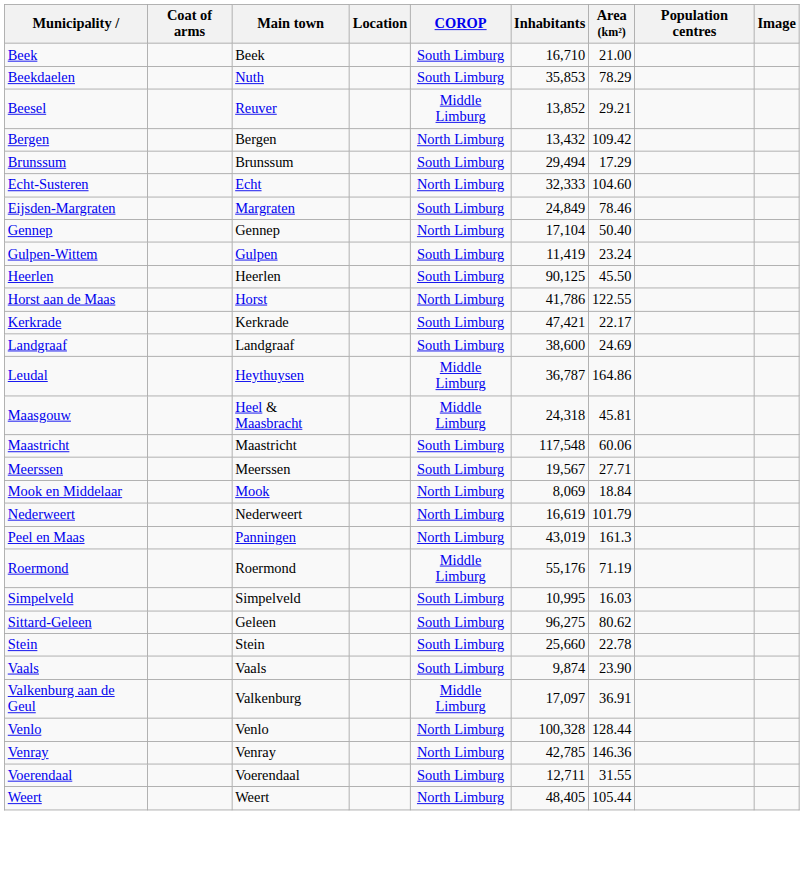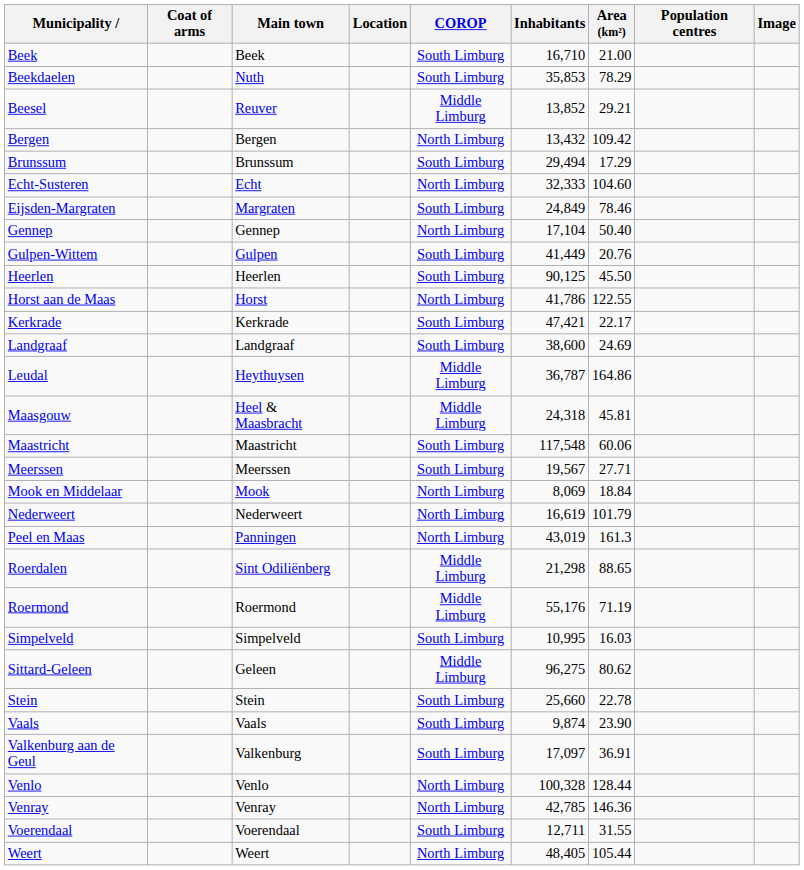(566, 253) 11,419 -> (565, 253) 41,449
(615, 253) 23.24 -> (615, 253) 20.76
+ row: (37, 568)
(461, 622) South Limburg -> (461, 669) Middle Limburg
(461, 698) Middle Limburg -> (461, 754) South Limburg
